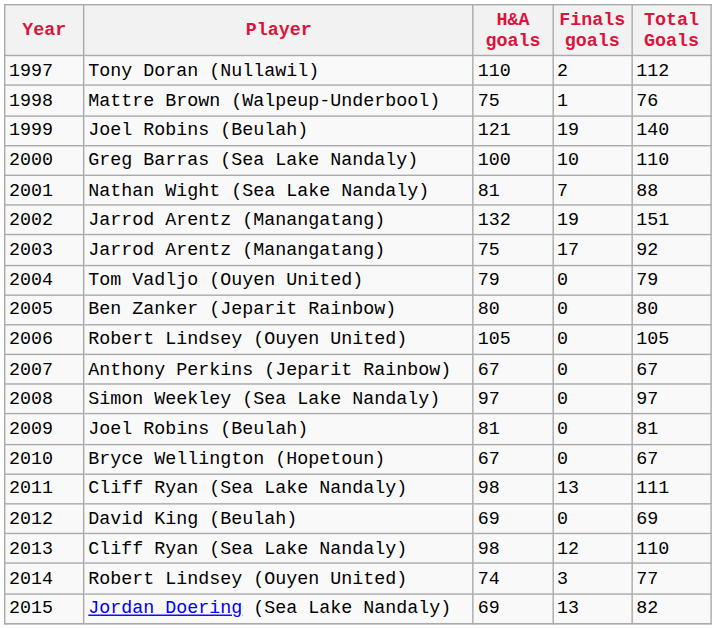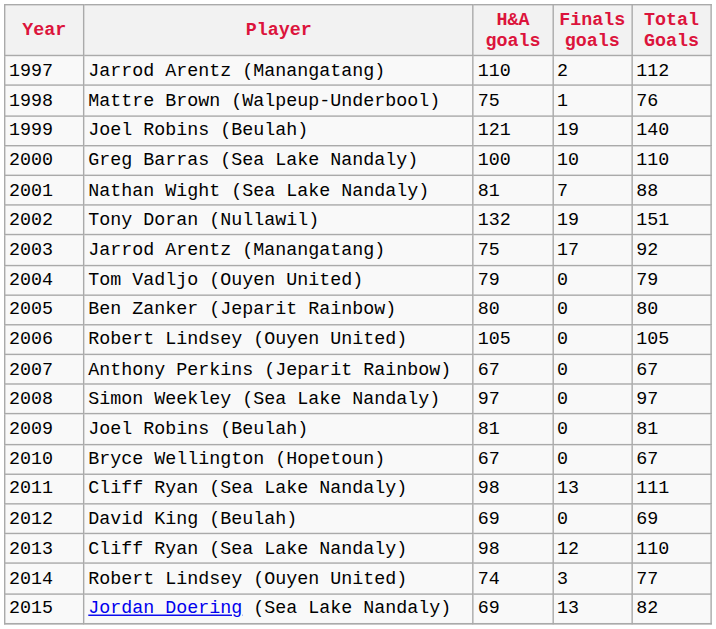(204, 71) Tony Doran (Nullawil) -> (237, 71) Jarrod Arentz (Manangatang)
(237, 220) Jarrod Arentz (Manangatang) -> (204, 220) Tony Doran (Nullawil)
